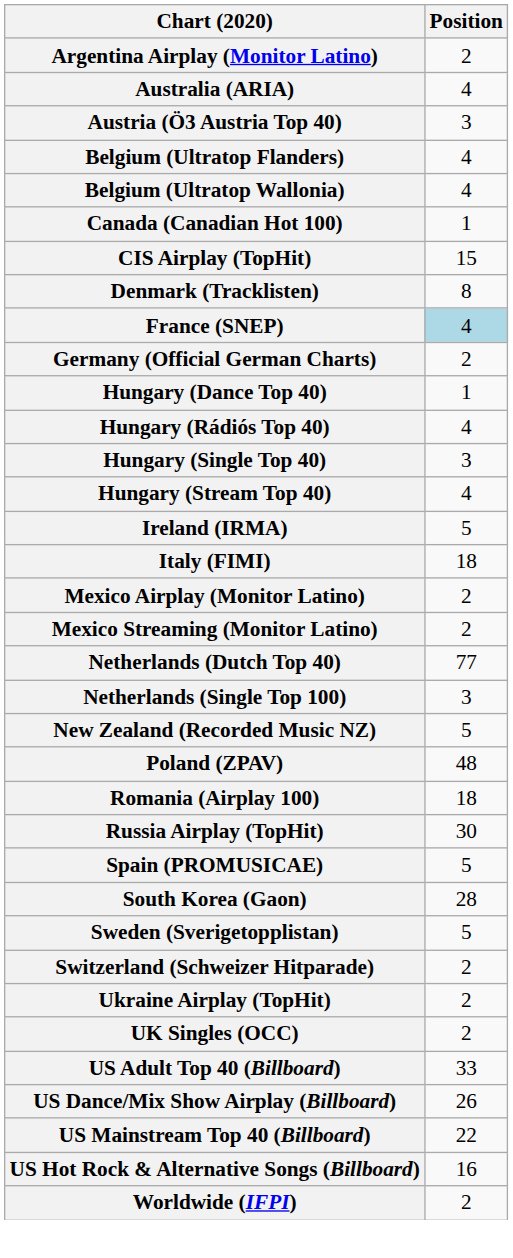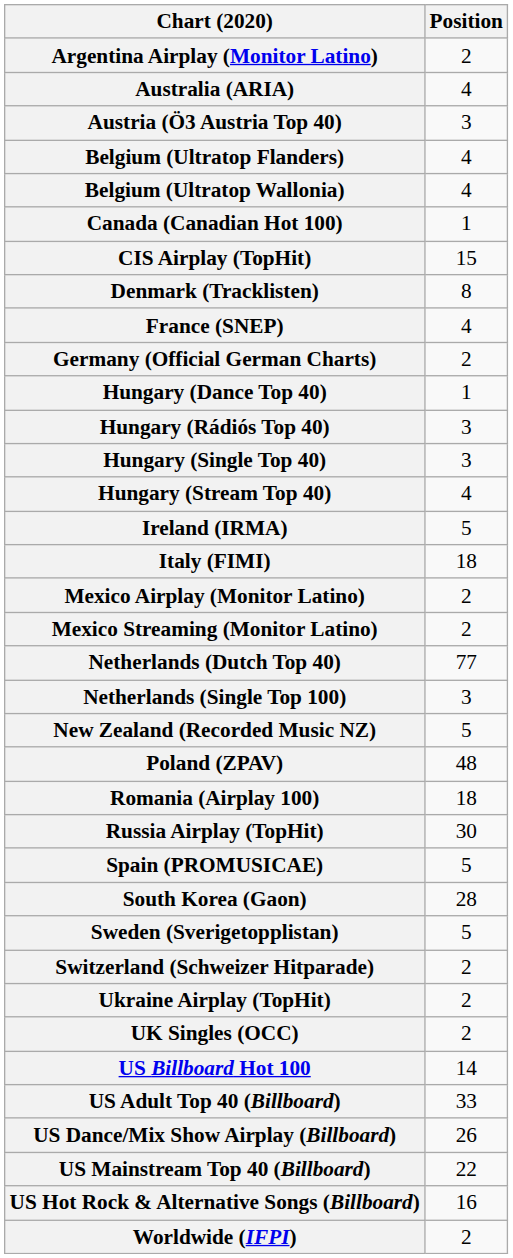(466, 325) lightblue background -> (466, 325) no background
(466, 426) 4 -> (466, 426) 3
+ row: (215, 1067)
